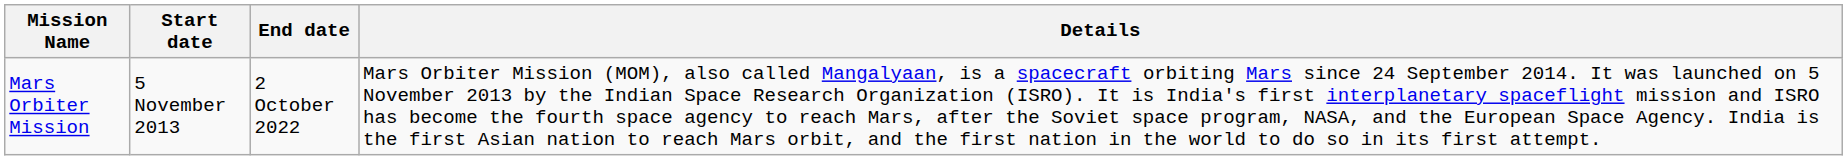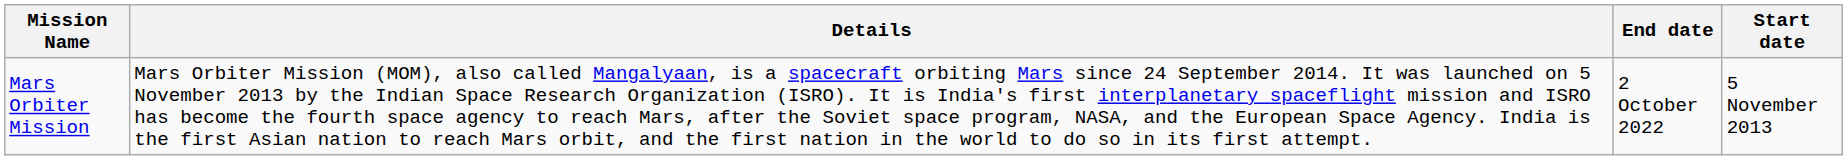columns swapped: (190, 31) <-> (1100, 31)
